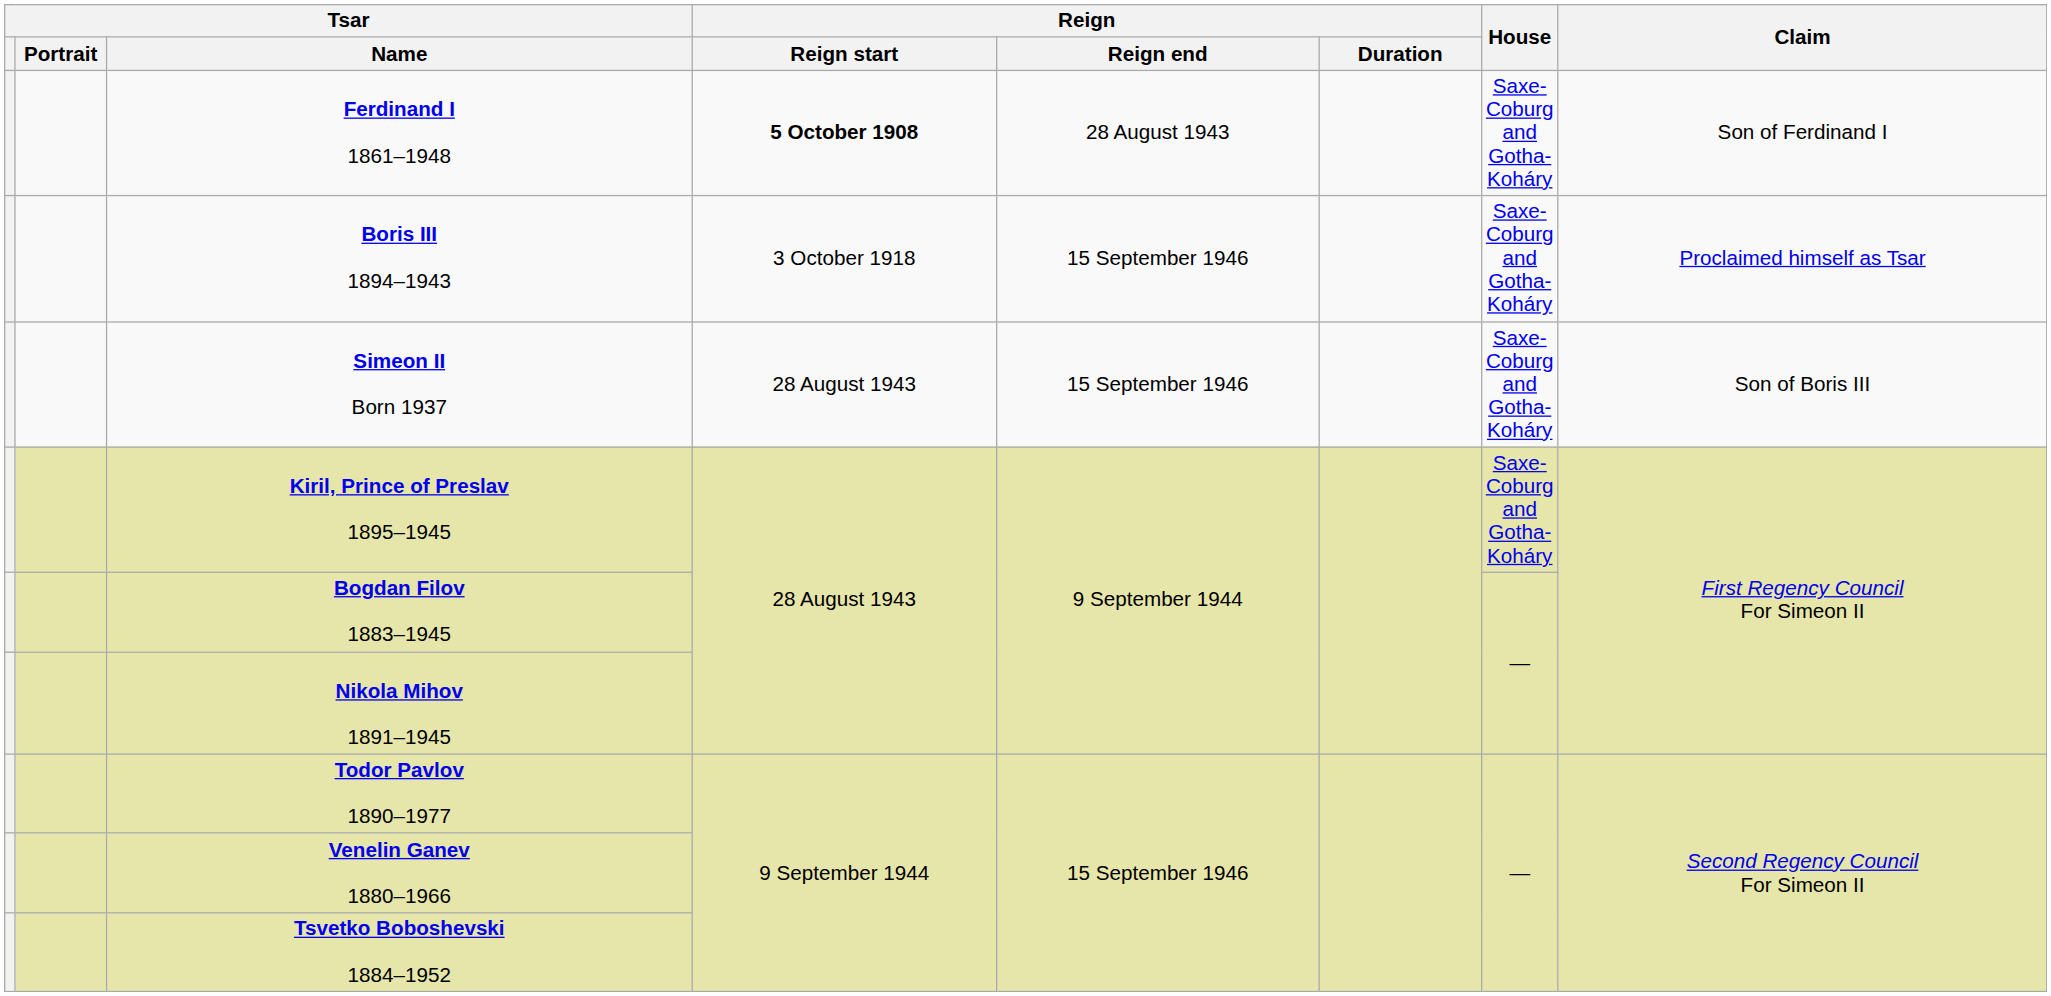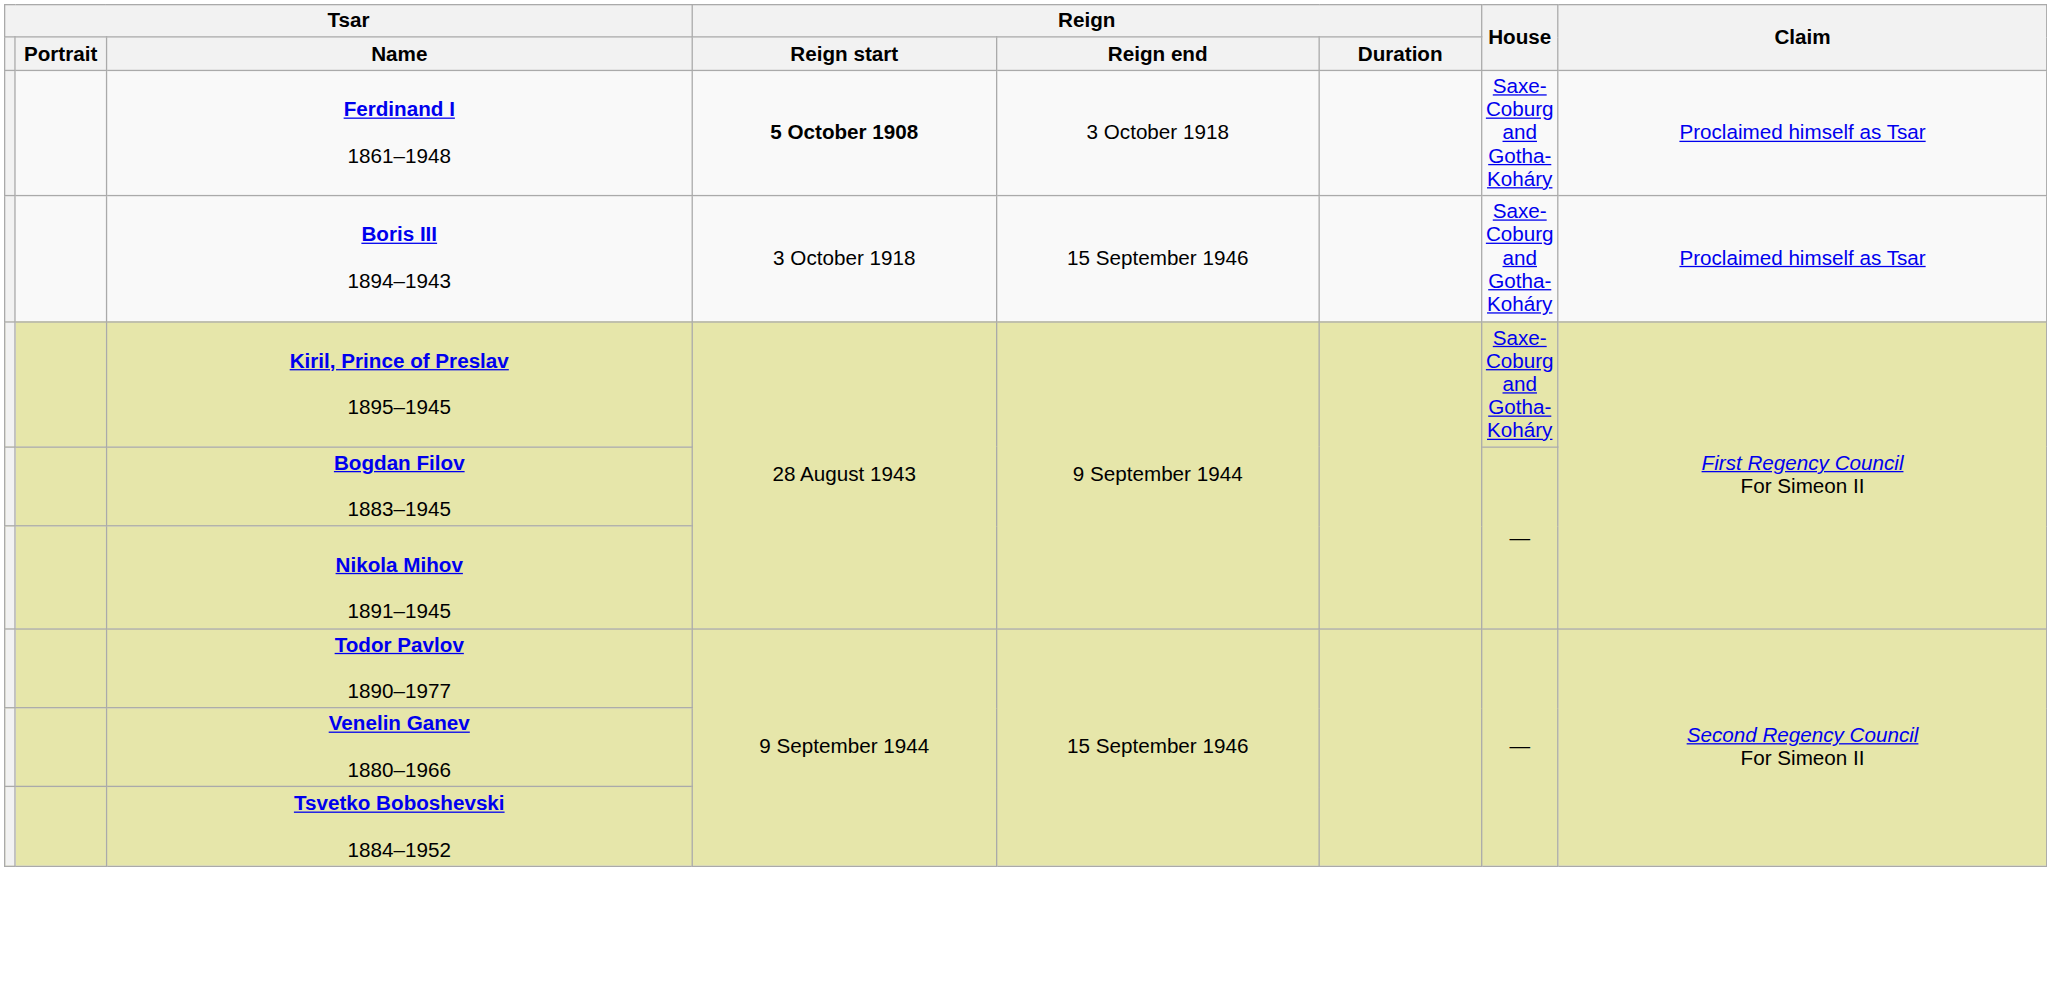(1158, 132) 28 August 1943 -> (1158, 132) 3 October 1918
(1803, 132) Son of Ferdinand I -> (1803, 132) Proclaimed himself as Tsar
- row: (399, 384)
